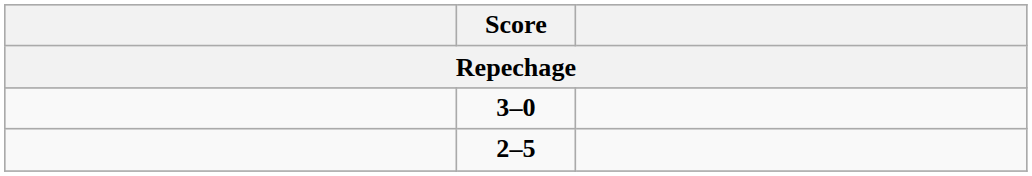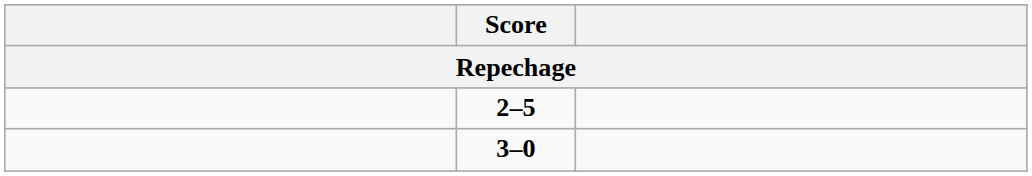rows swapped: (516, 149) <-> (516, 107)
